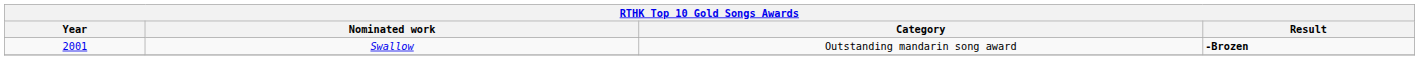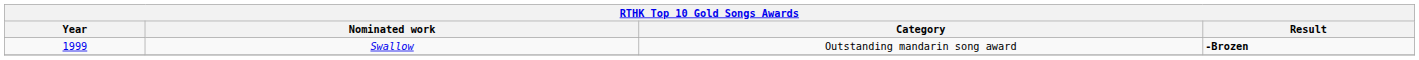(75, 46) 2001 -> (75, 46) 1999
